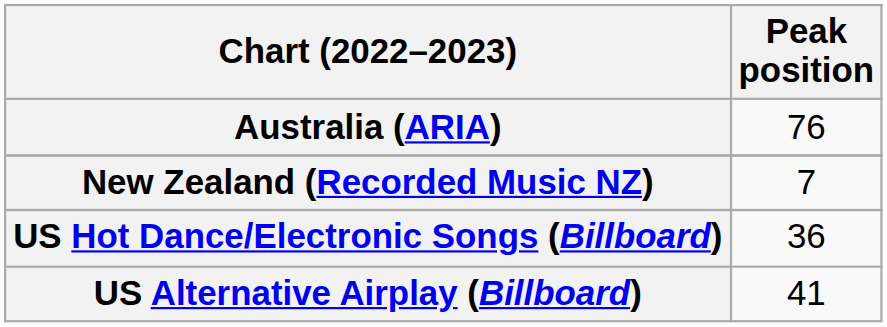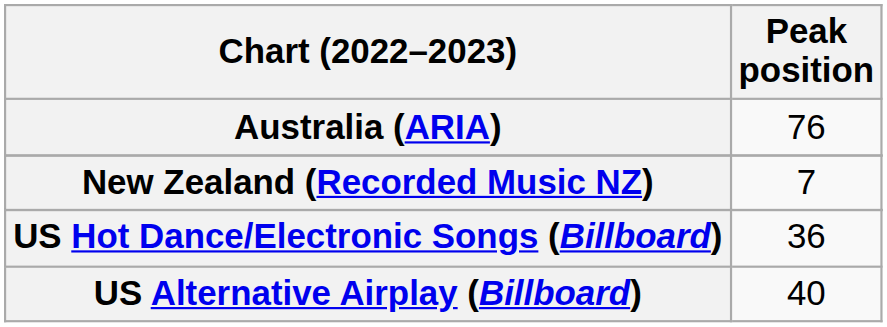(806, 292) 41 -> (806, 292) 40
